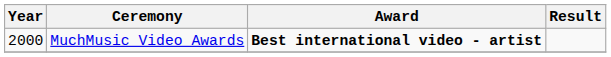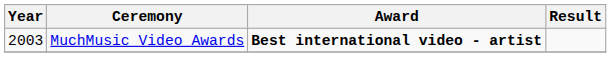(26, 40) 2000 -> (26, 40) 2003
